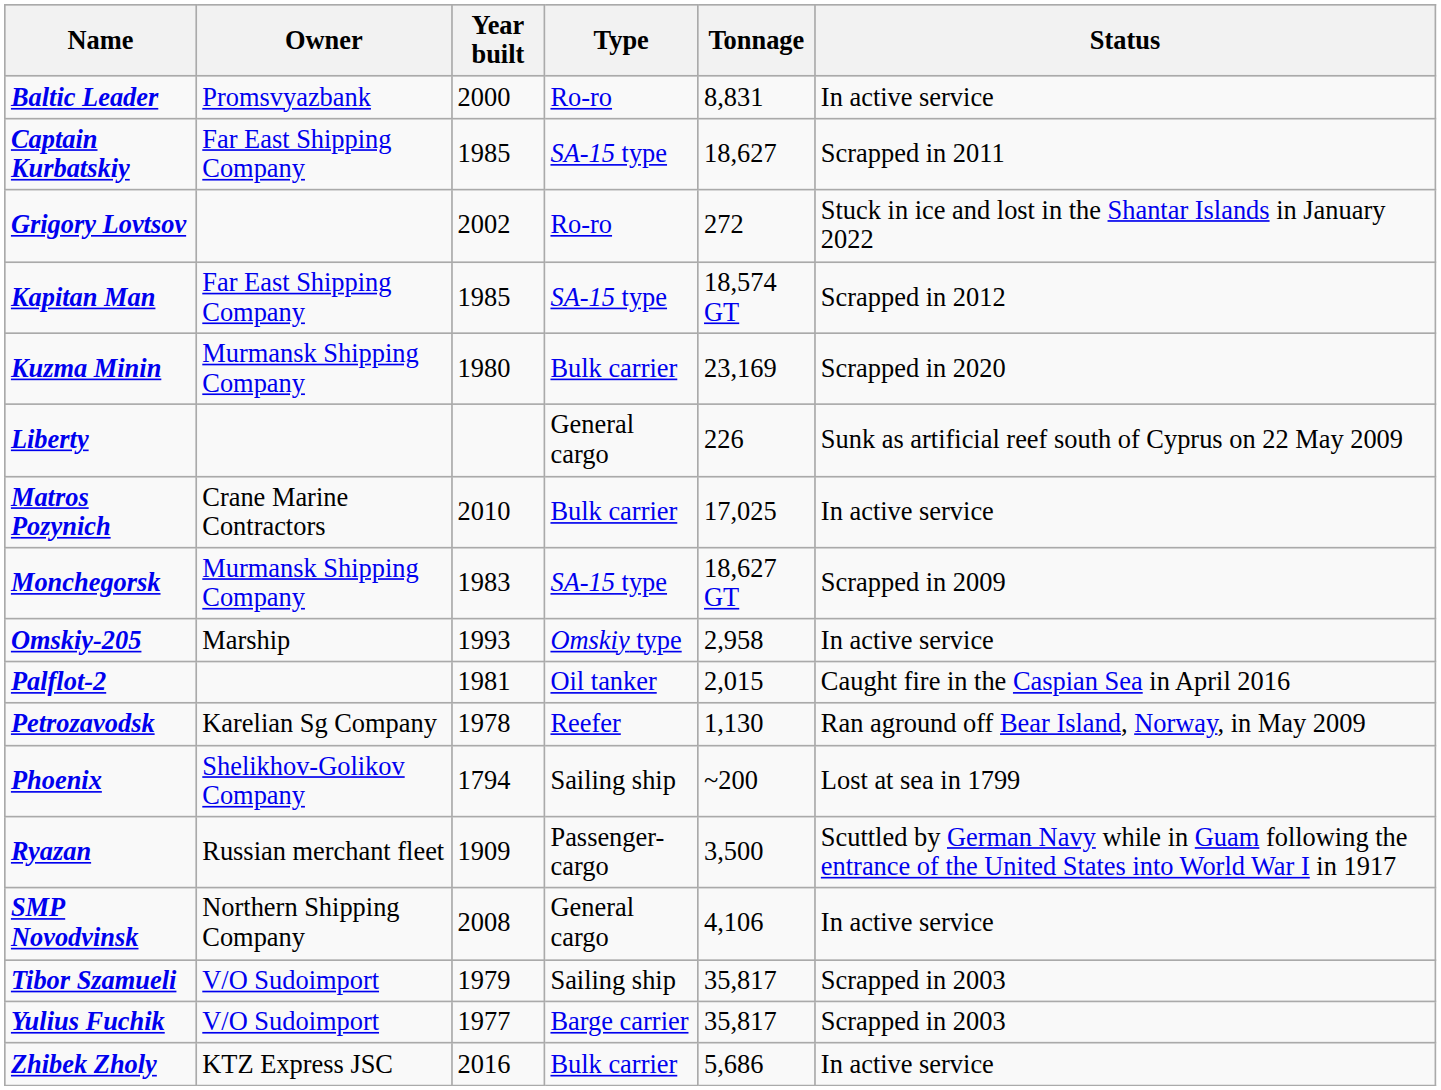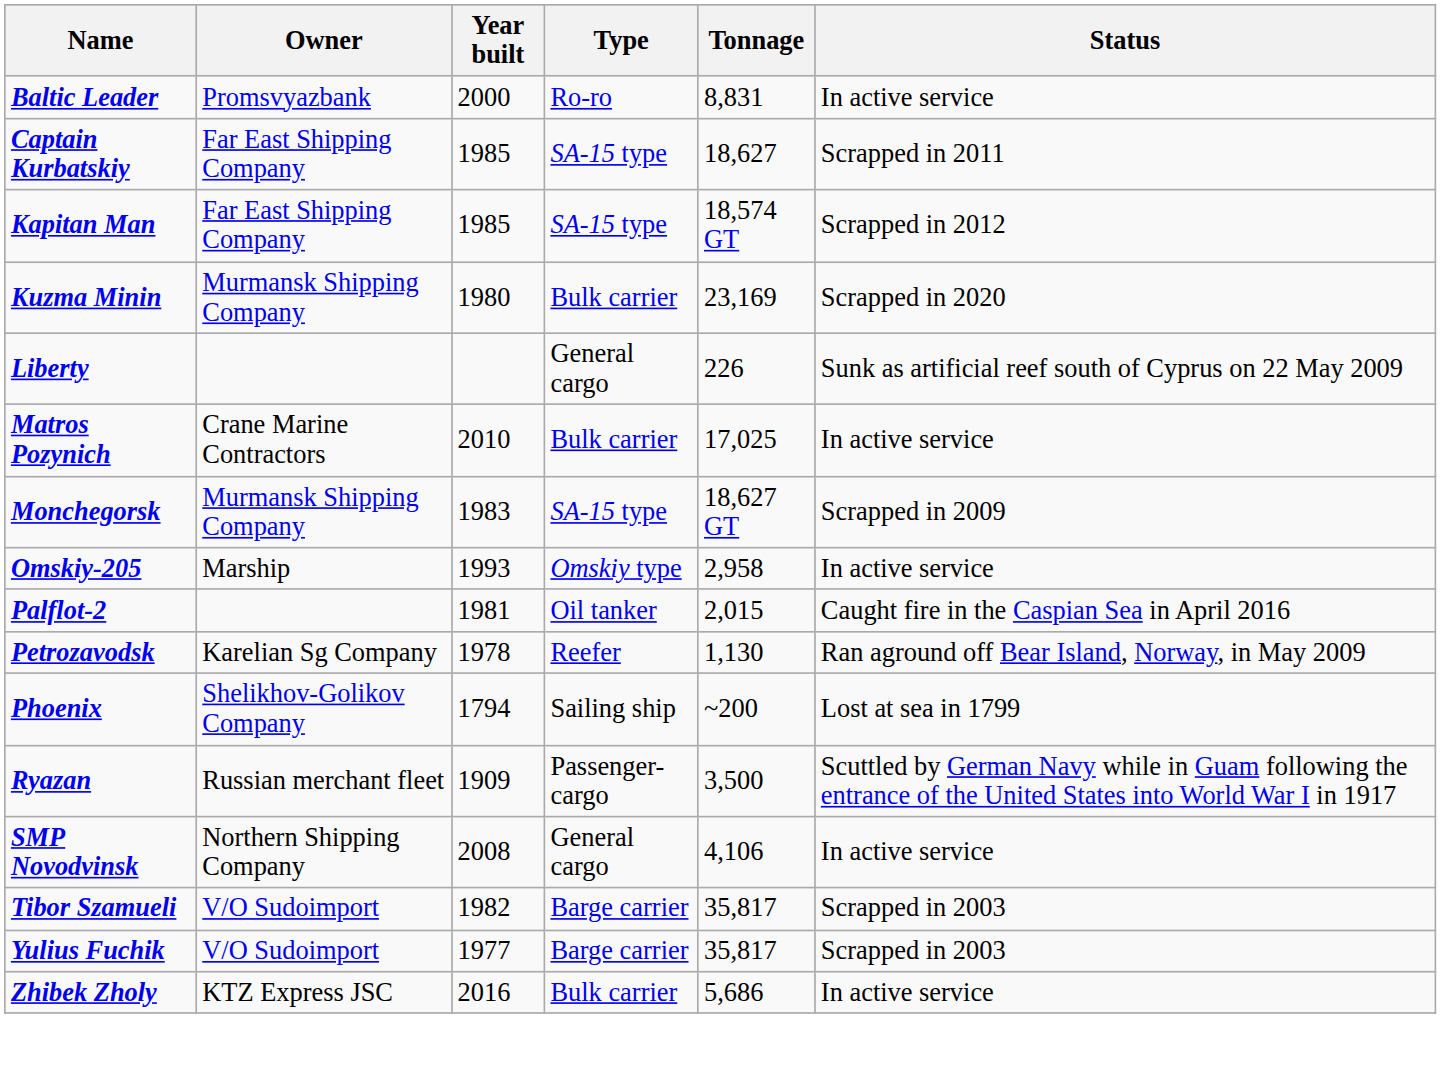- row: (99, 225)
(484, 980) 1979 -> (484, 908) 1982
(613, 980) Sailing ship -> (619, 908) Barge carrier
